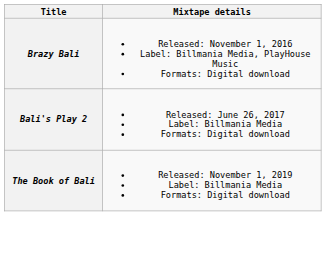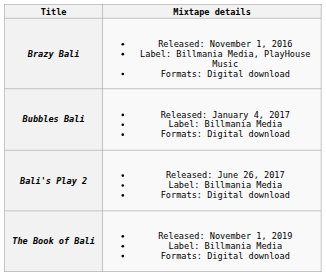+ row: (54, 119)
